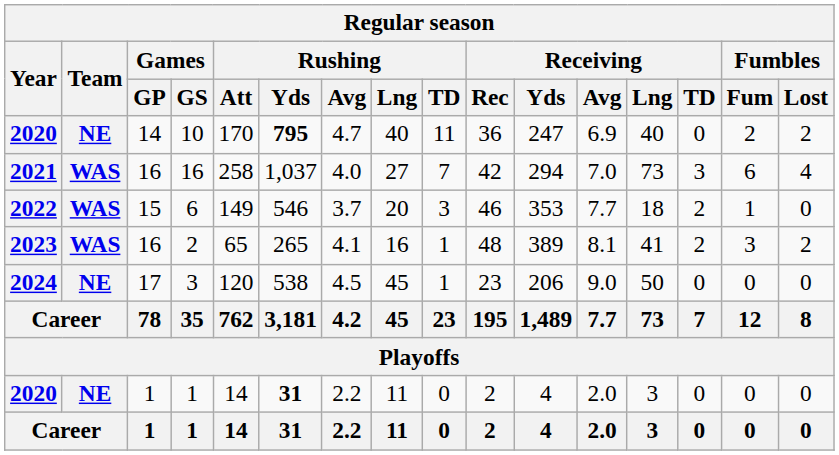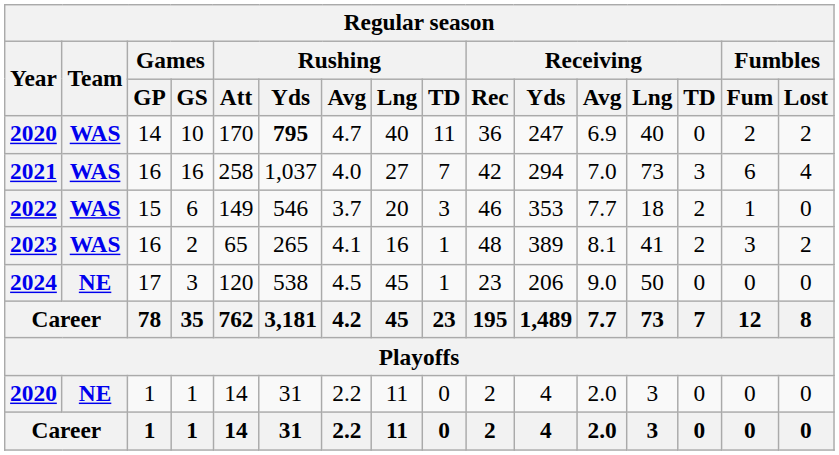(95, 134) NE -> (95, 134) WAS
(291, 393) bold -> (291, 393) normal
